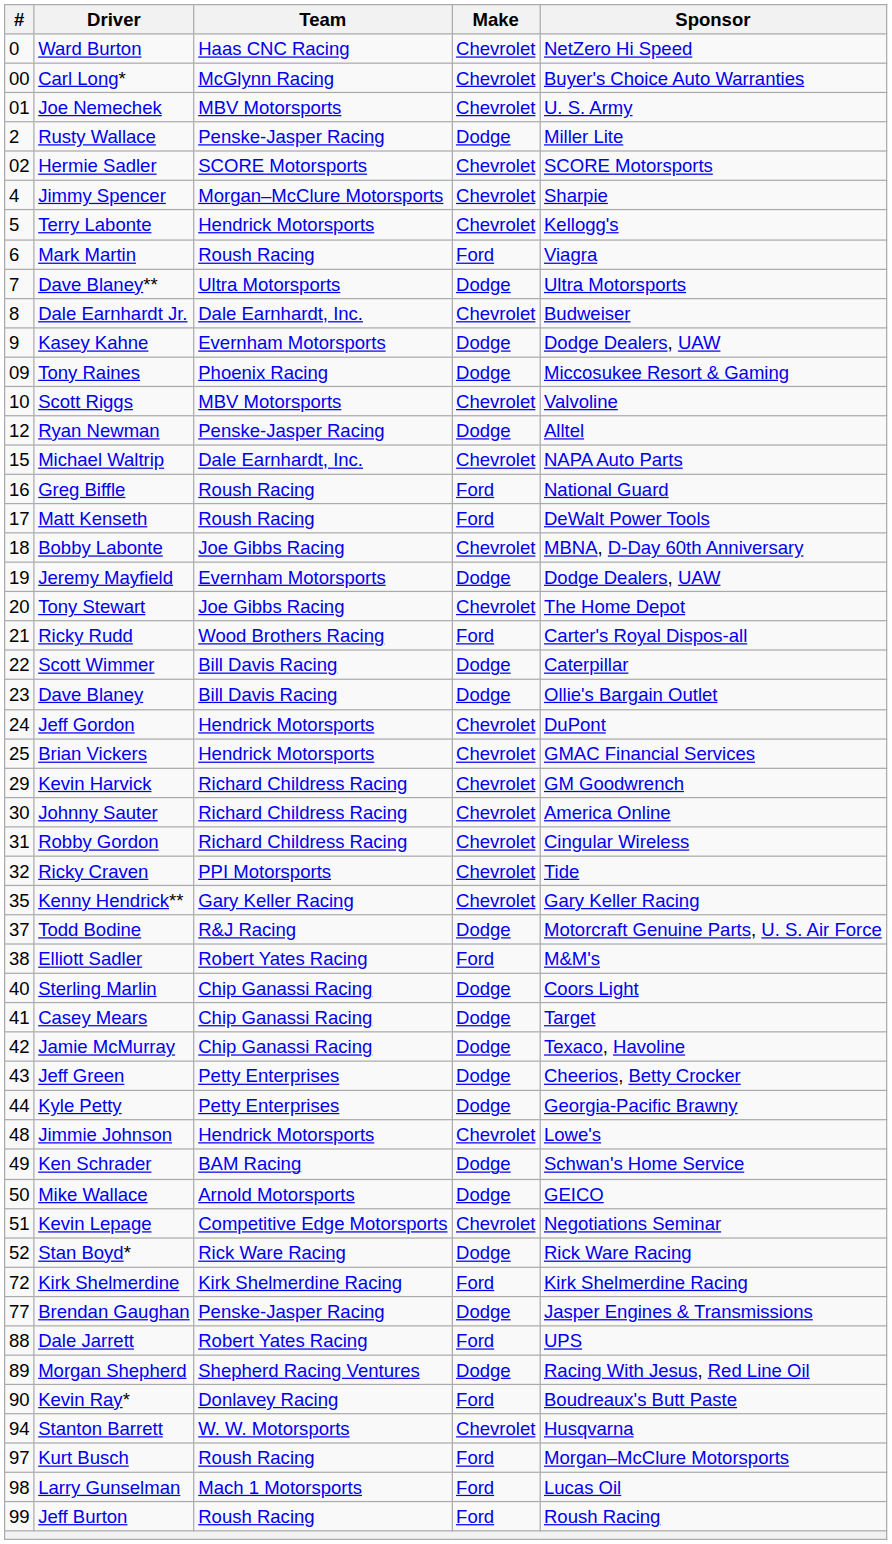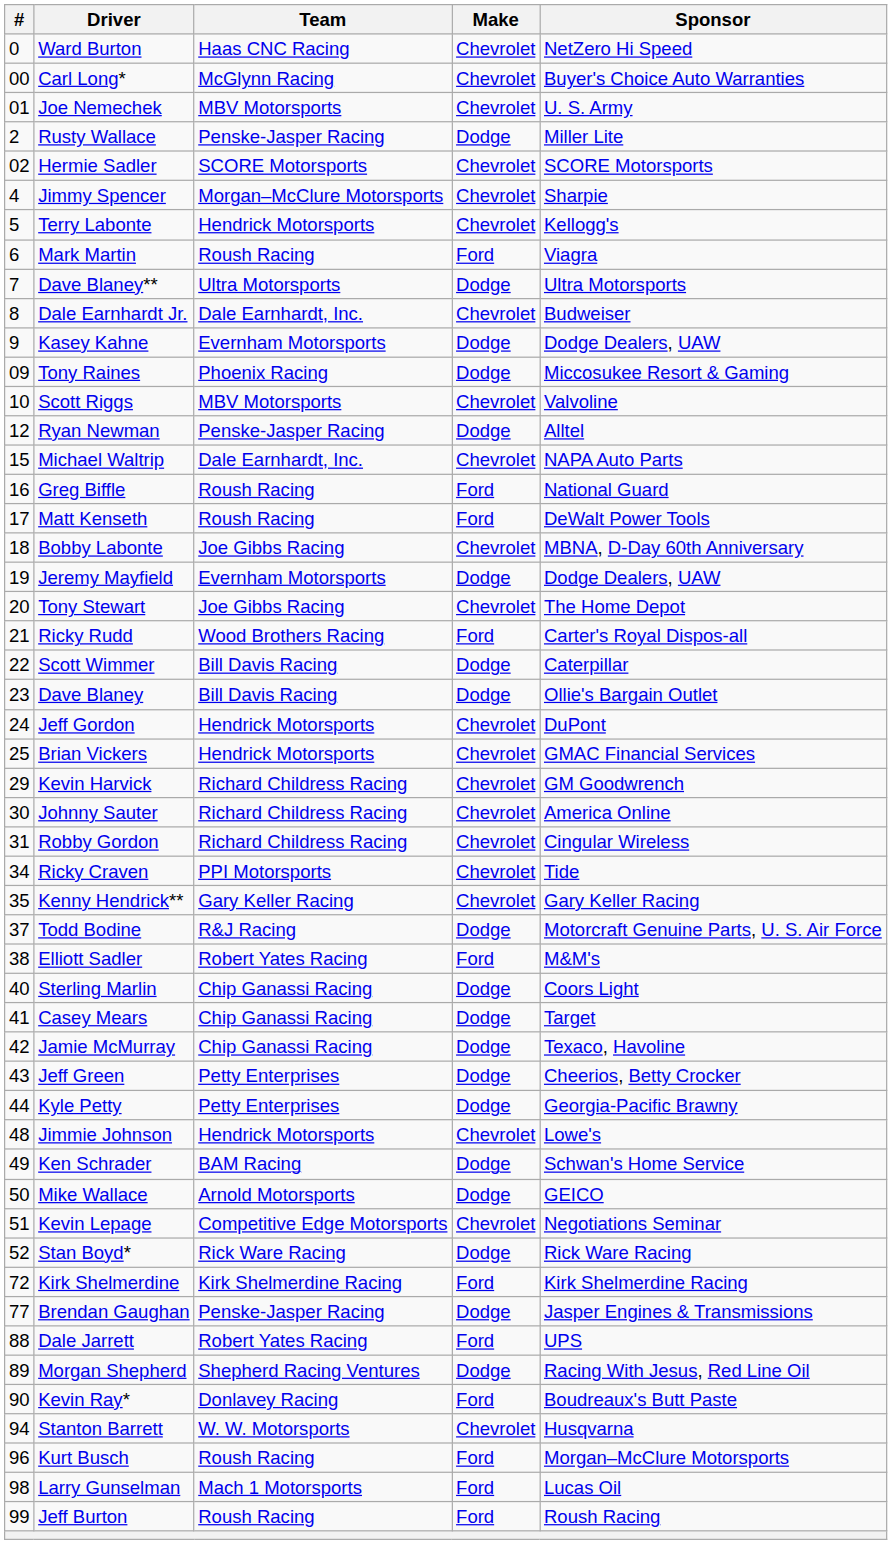(19, 871) 32 -> (19, 871) 34
(19, 1458) 97 -> (19, 1458) 96
